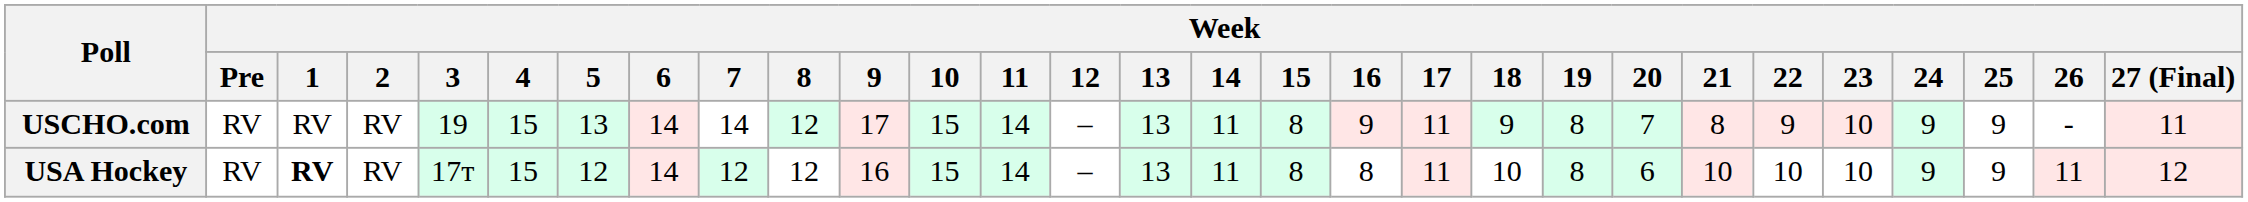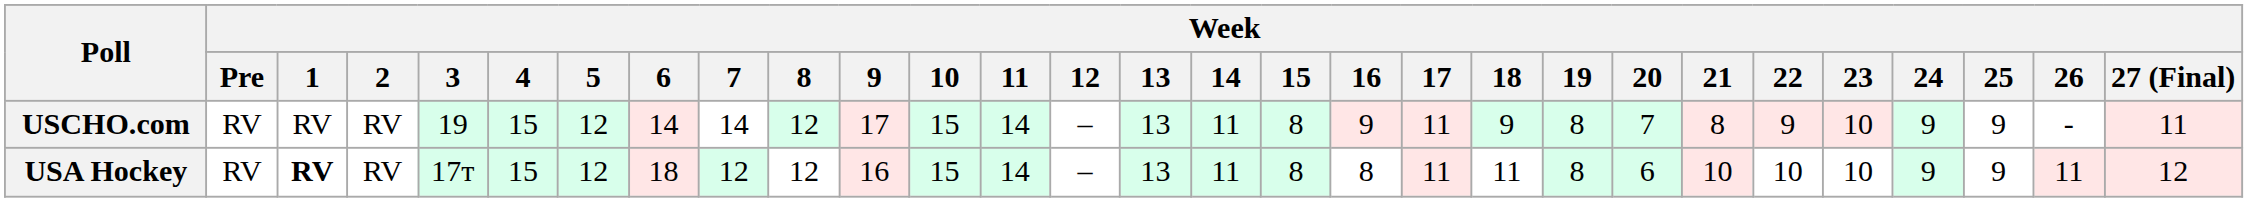(593, 123) 13 -> (593, 123) 12
(664, 171) 14 -> (664, 171) 18
(1507, 171) 10 -> (1507, 171) 11
